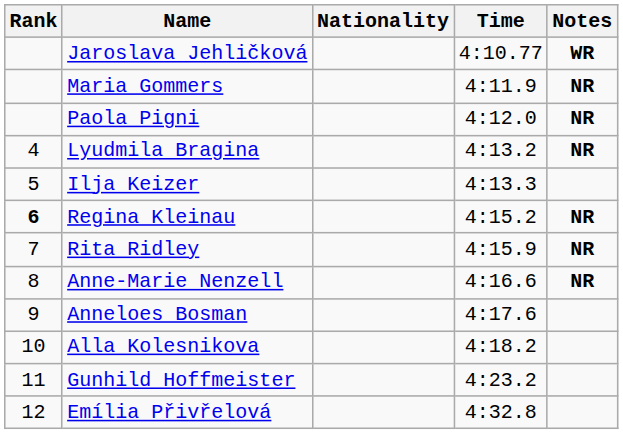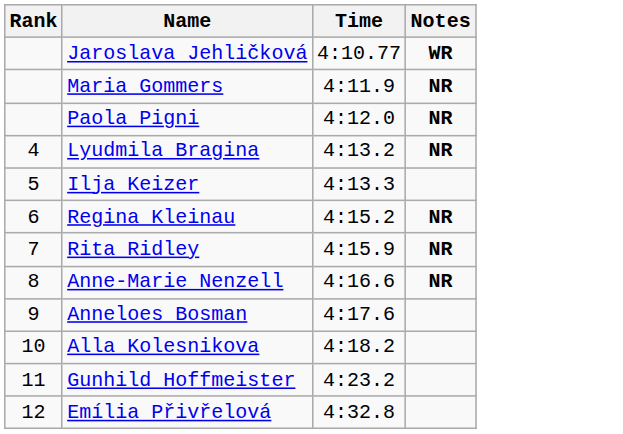- column: (383, 21)
(34, 217) bold -> (34, 217) normal
